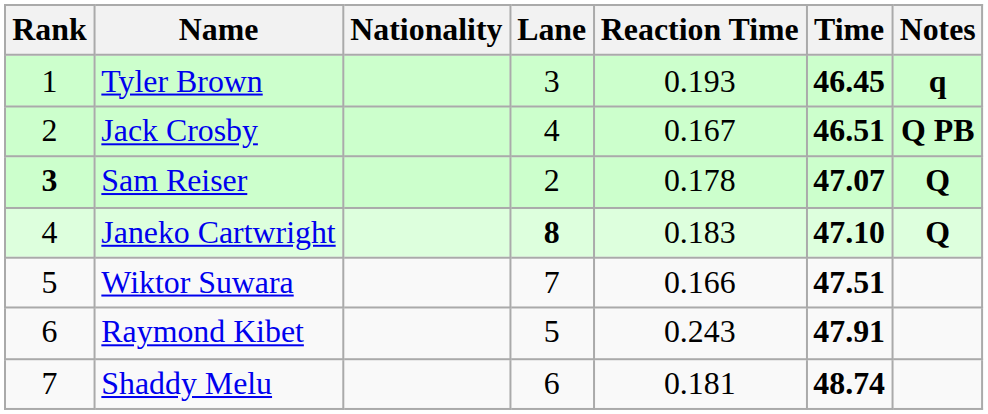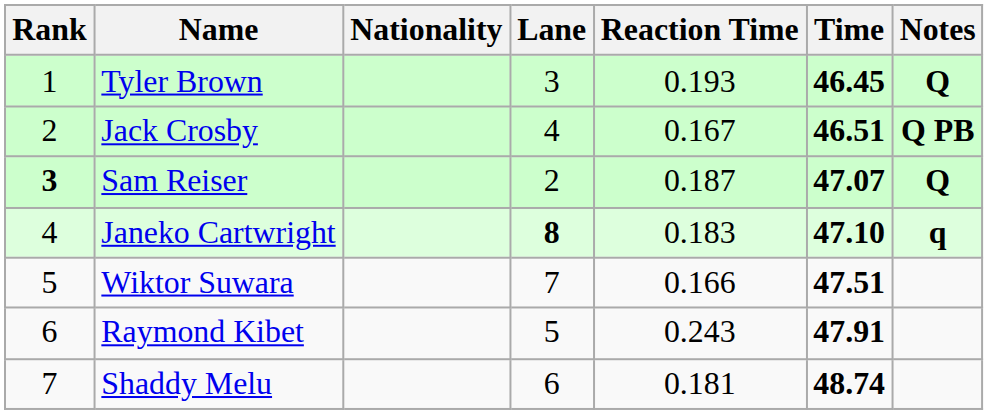(938, 80) q -> (938, 80) Q
(700, 181) 0.178 -> (700, 181) 0.187
(938, 231) Q -> (938, 231) q
